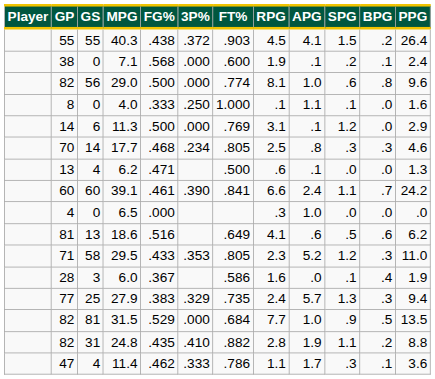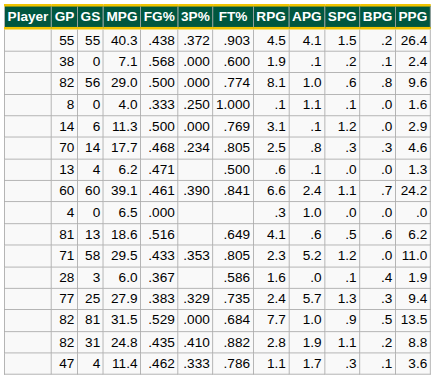(387, 255) .3 -> (387, 255) .0
